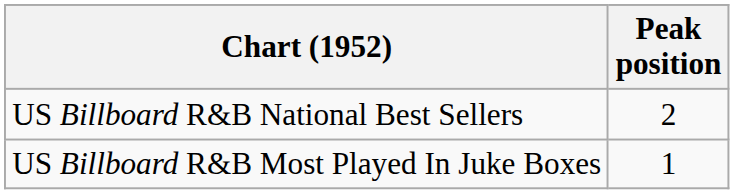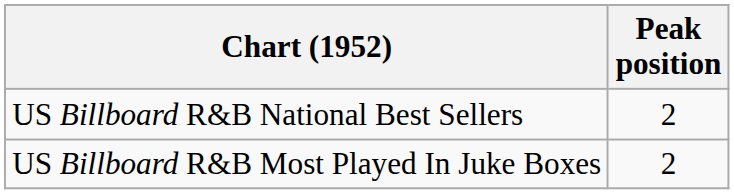(669, 163) 1 -> (669, 163) 2
